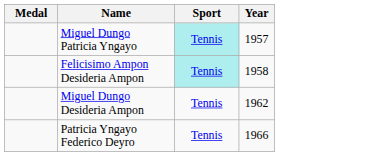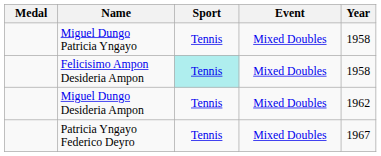+ column: (290, 13)
(207, 39) paleturquoise background -> (207, 39) no background
(257, 39) 1957 -> (358, 39) 1958
(257, 135) 1966 -> (358, 135) 1967
